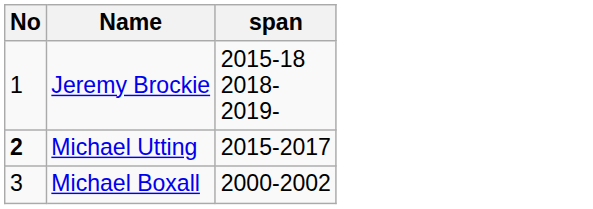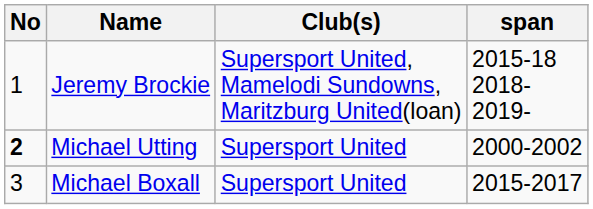+ column: (341, 22)
(276, 147) 2015-2017 -> (527, 147) 2000-2002
(276, 184) 2000-2002 -> (527, 184) 2015-2017
